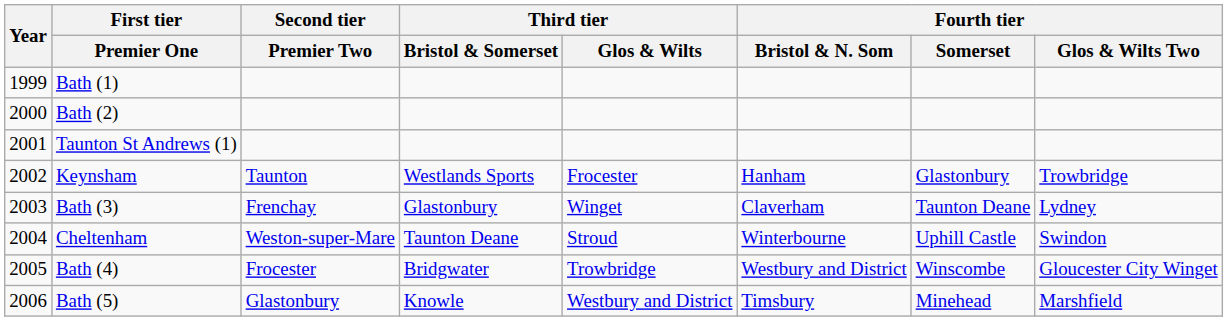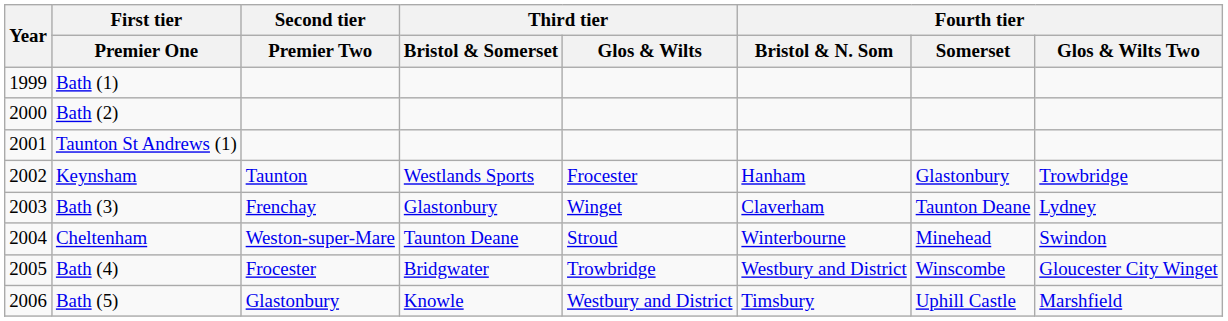(966, 238) Uphill Castle -> (953, 238) Minehead
(953, 300) Minehead -> (966, 300) Uphill Castle
